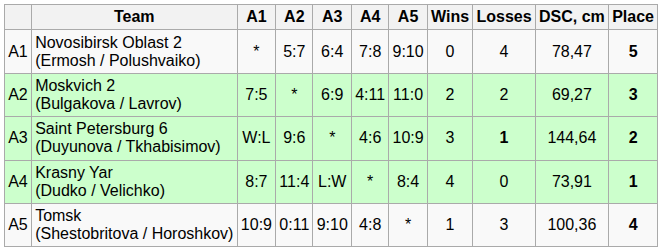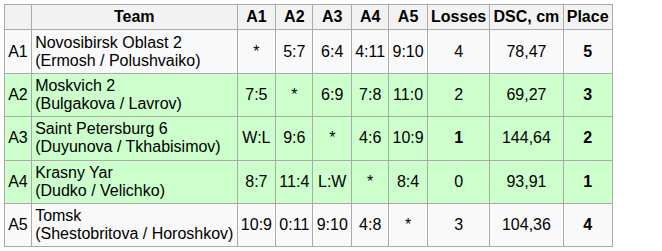- column: (450, 17)
(370, 51) 7:8 -> (370, 51) 4:11
(370, 94) 4:11 -> (370, 94) 7:8
(572, 181) 73,91 -> (526, 181) 93,91
(572, 225) 100,36 -> (526, 225) 104,36
